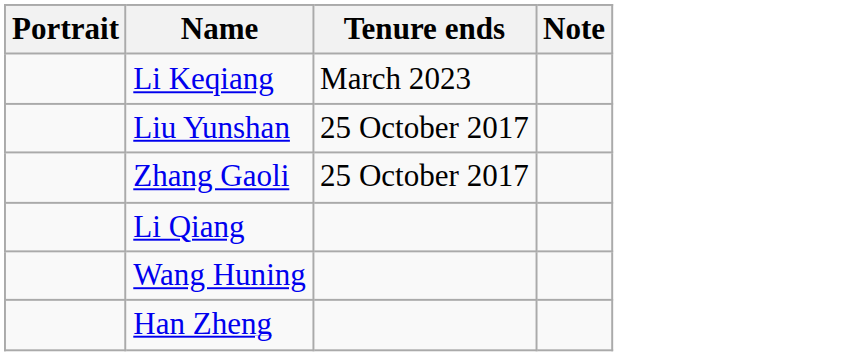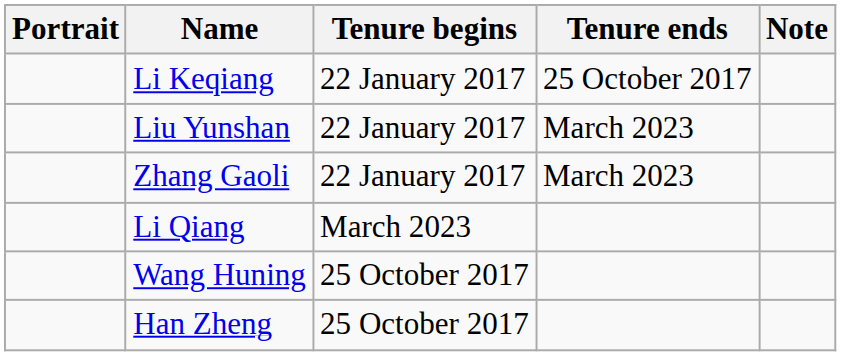+ column: (424, 29)
(396, 78) March 2023 -> (647, 78) 25 October 2017
(424, 127) 25 October 2017 -> (618, 127) March 2023
(424, 176) 25 October 2017 -> (618, 176) March 2023
